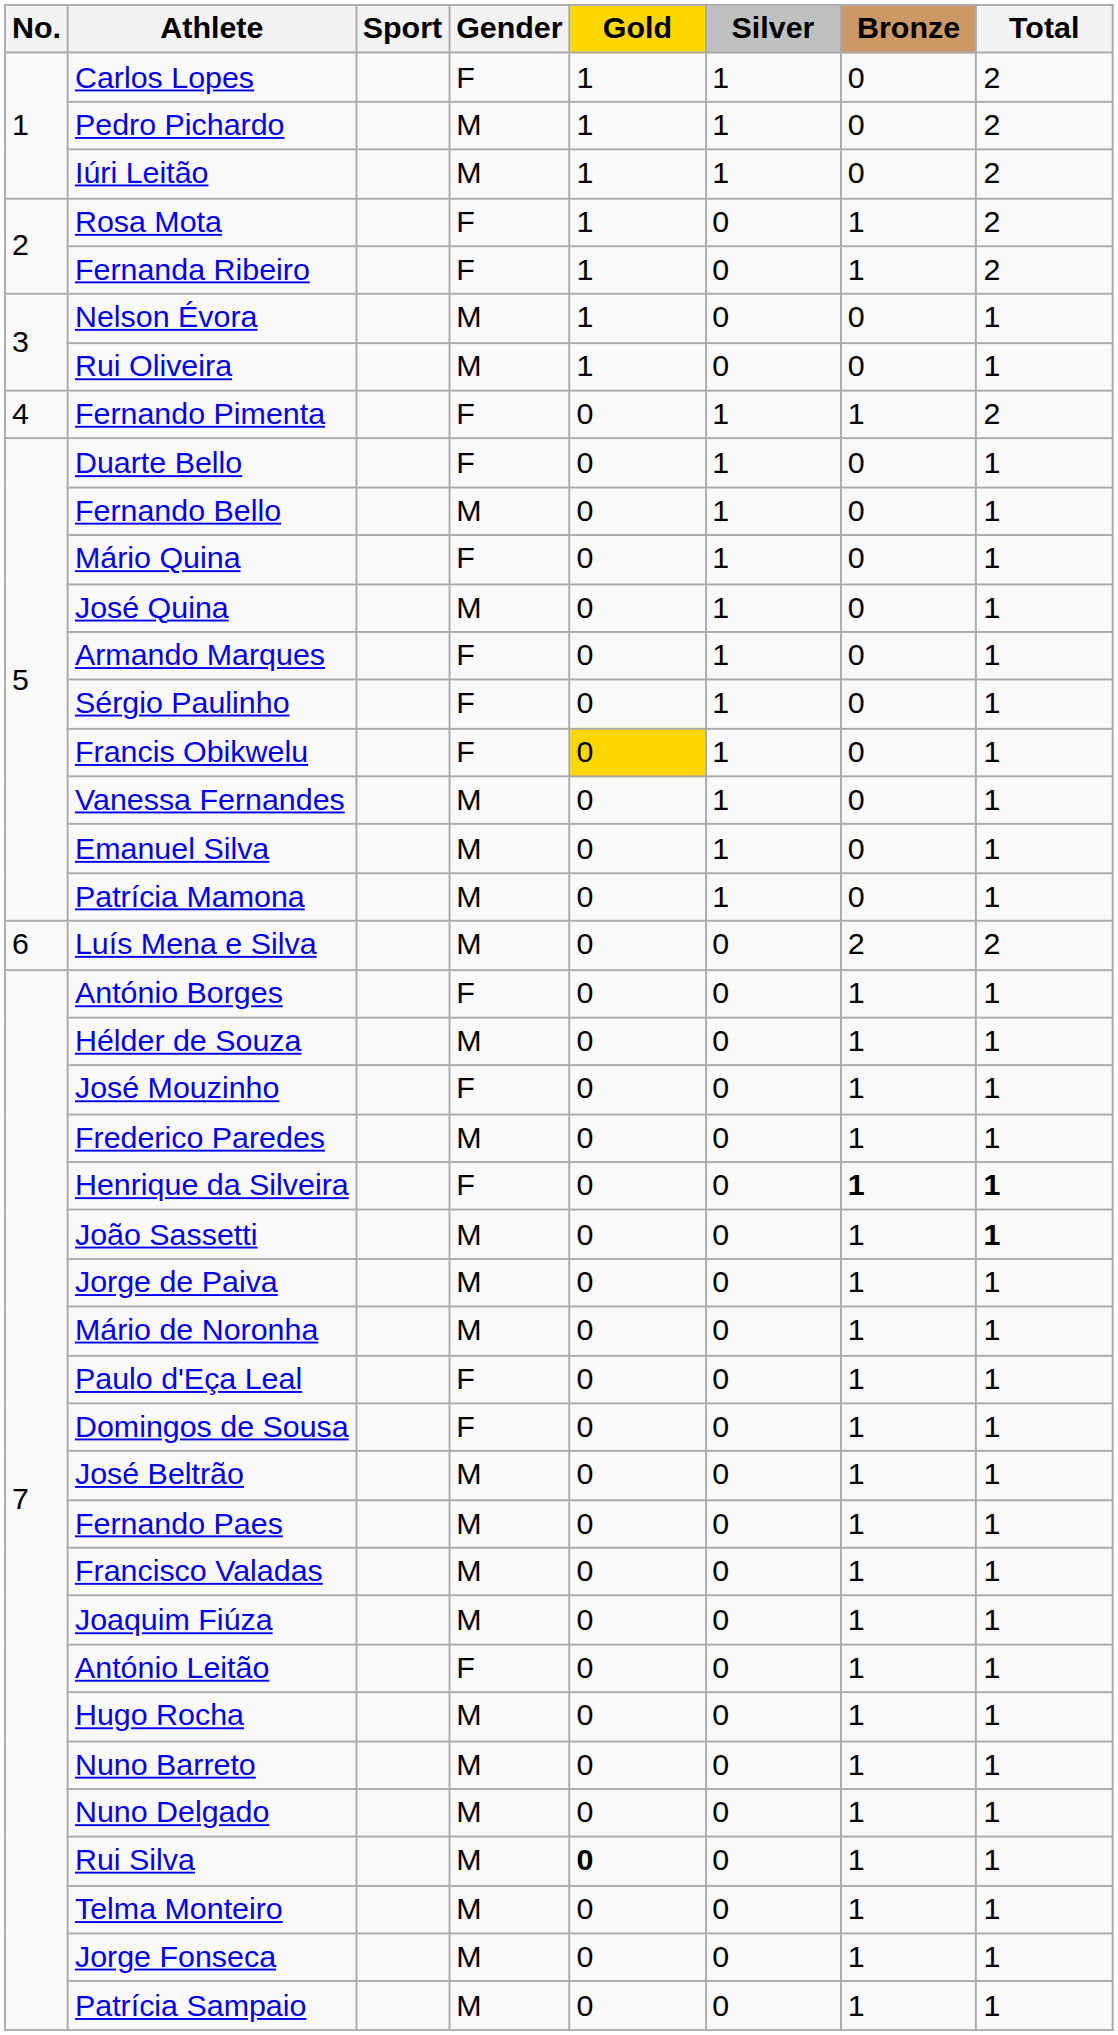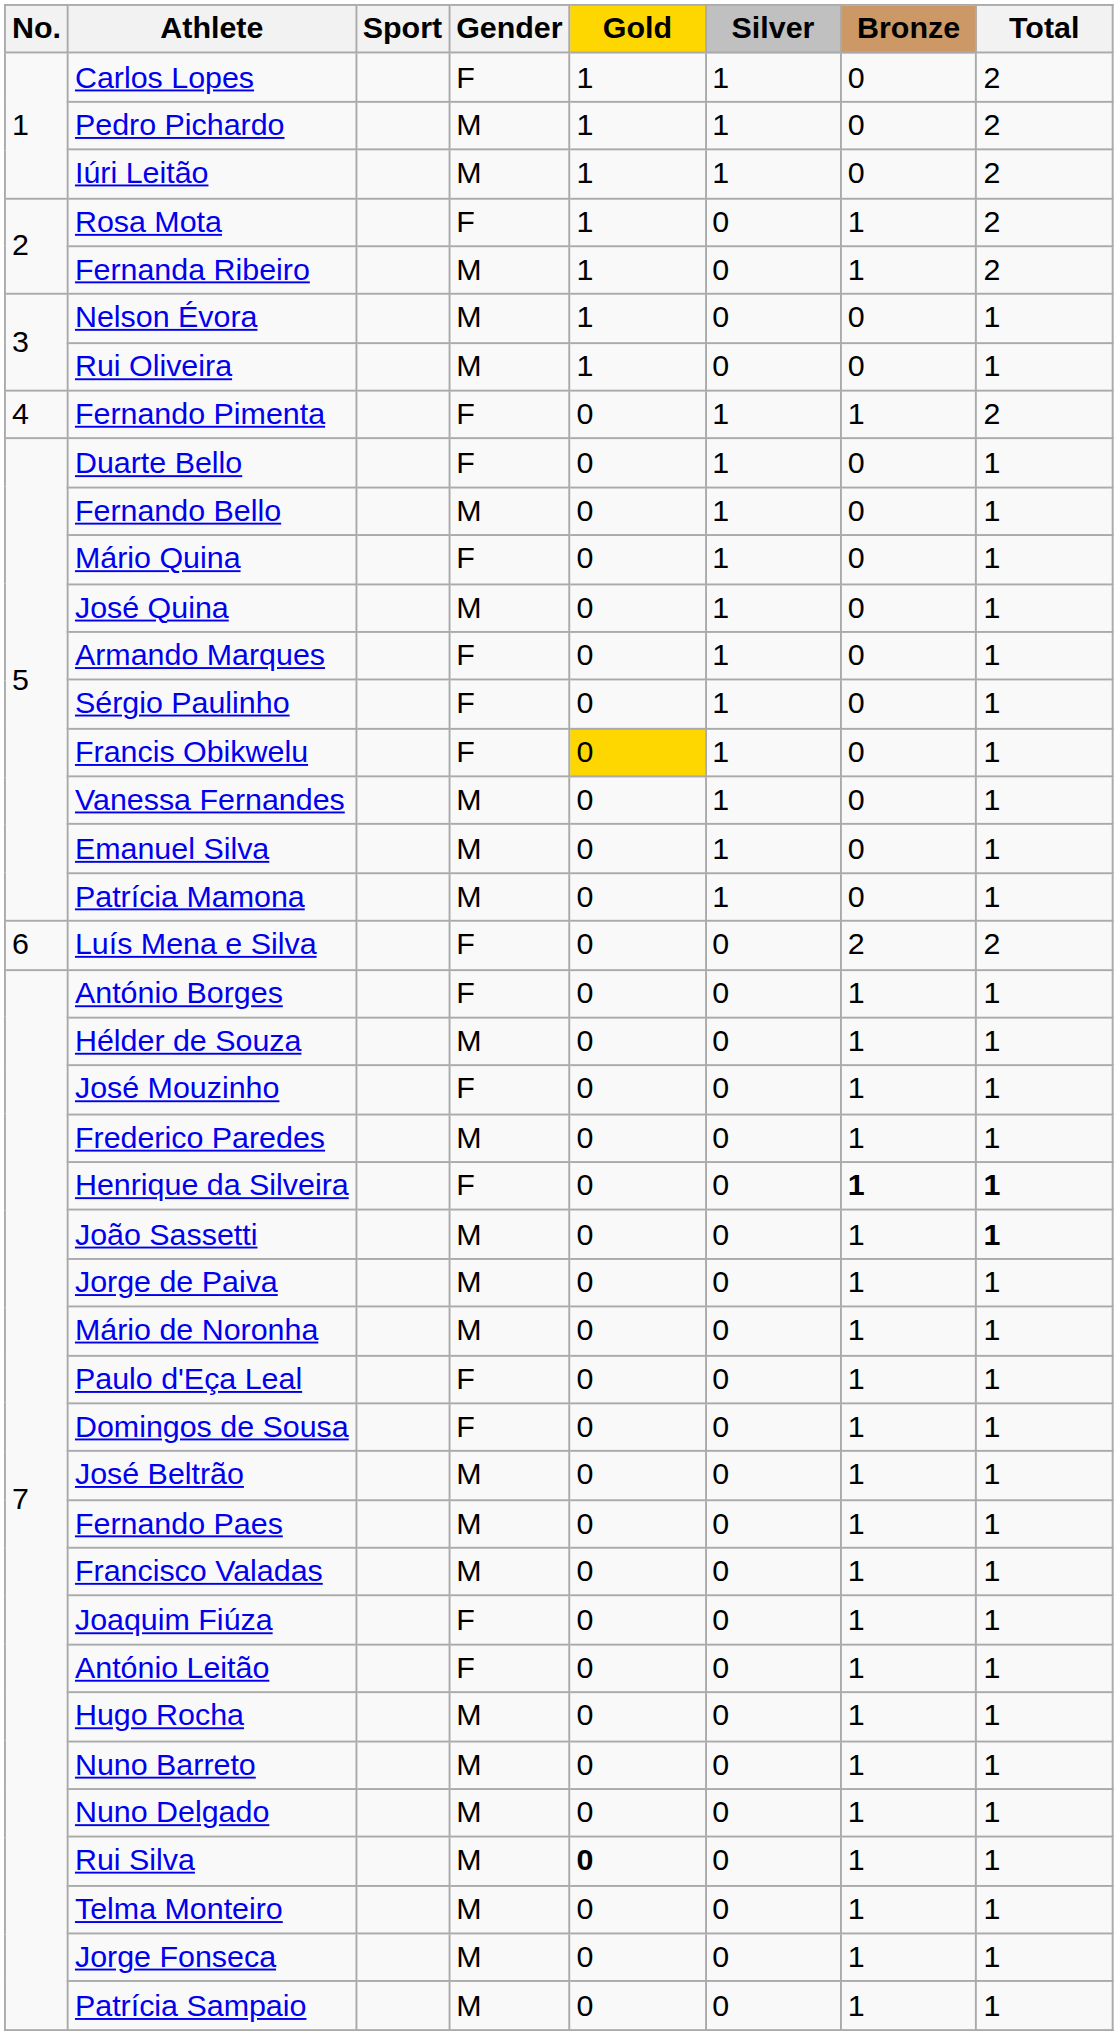(465, 269) F -> (469, 269) M
(469, 944) M -> (465, 944) F
(469, 1619) M -> (465, 1619) F
